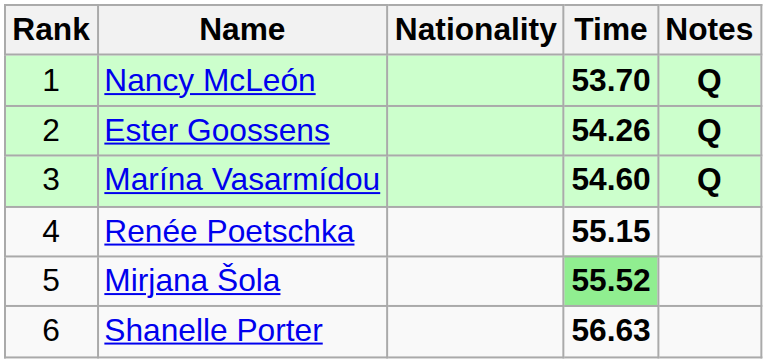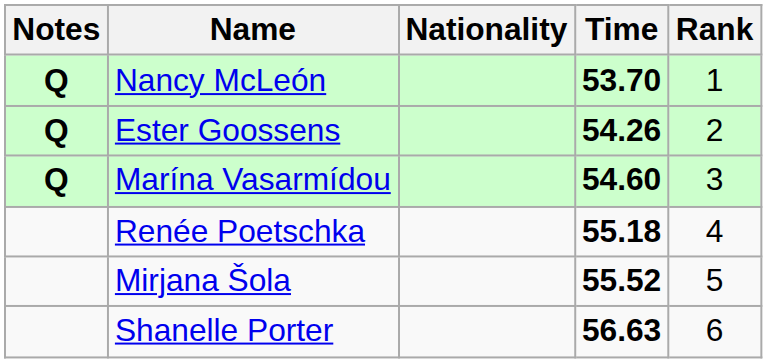columns swapped: (51, 29) <-> (709, 29)
(611, 230) 55.15 -> (622, 230) 55.18
(611, 280) lightgreen background -> (622, 280) no background
